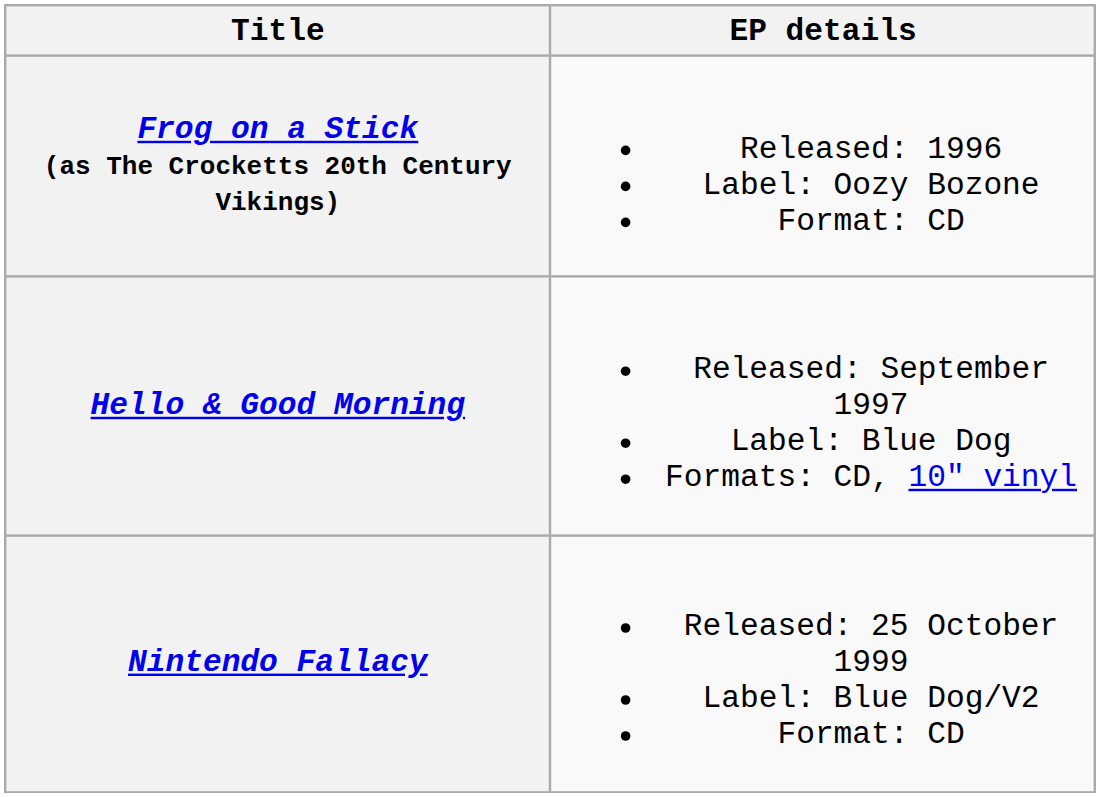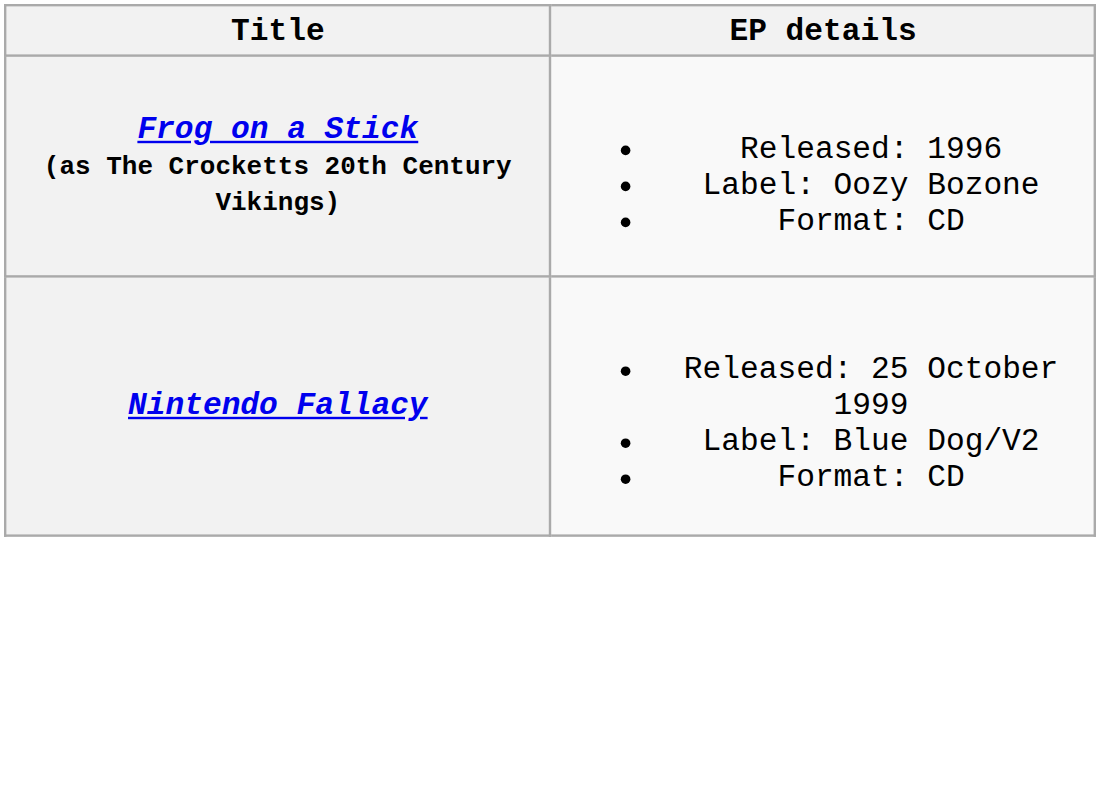- row: (278, 406)
